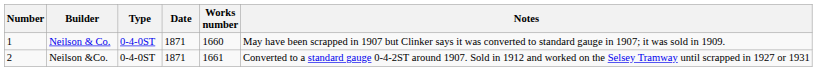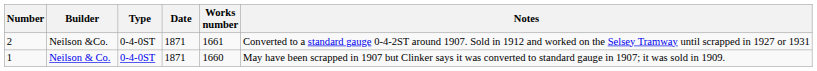rows swapped: (80, 41) <-> (79, 58)
